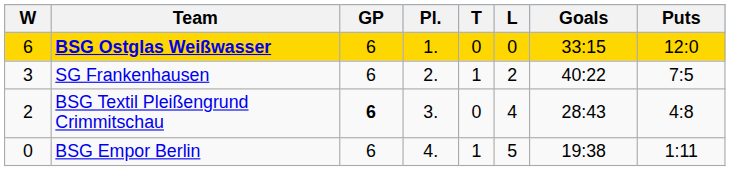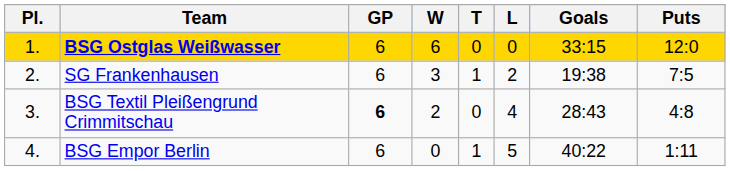columns swapped: (431, 18) <-> (28, 18)
(584, 74) 40:22 -> (584, 74) 19:38
(584, 151) 19:38 -> (584, 151) 40:22
